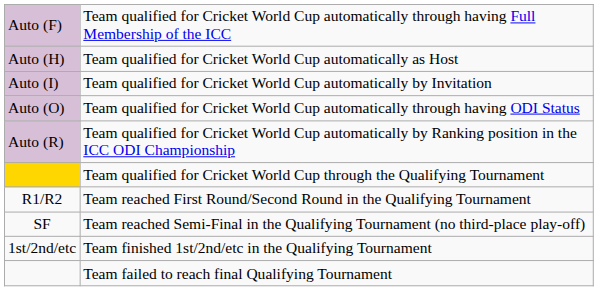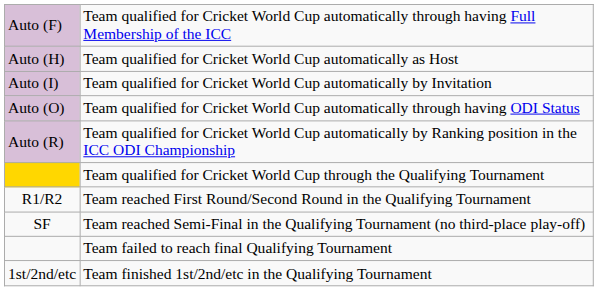rows swapped: (258, 248) <-> (238, 273)
